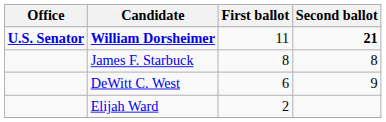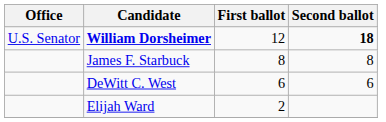(46, 38) bold -> (44, 38) normal
(282, 38) 11 -> (278, 38) 12
(370, 38) 21 -> (367, 38) 18
(374, 83) 9 -> (370, 83) 6
